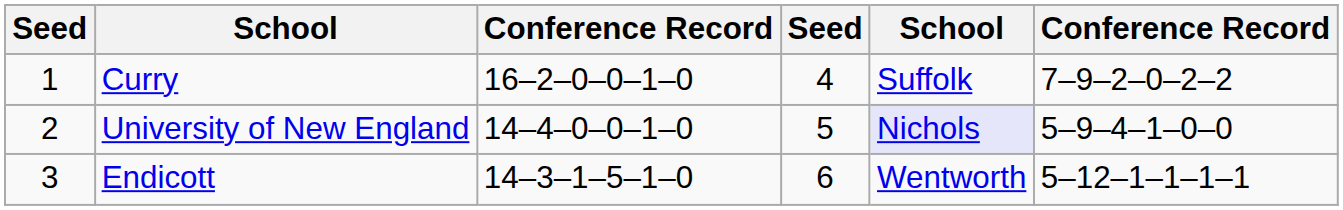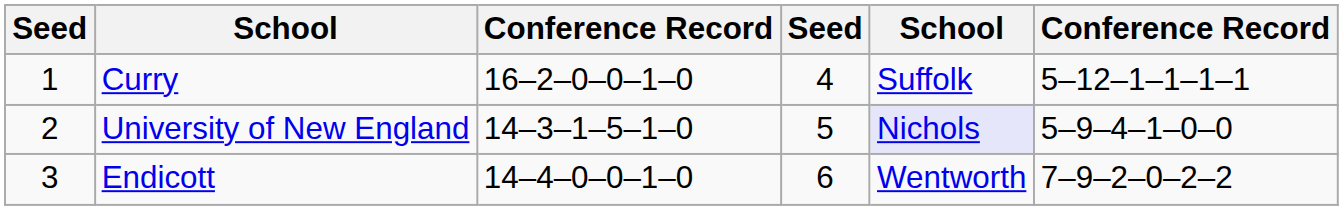(1137, 79) 7–9–2–0–2–2 -> (1145, 79) 5–12–1–1–1–1
(589, 128) 14–4–0–0–1–0 -> (589, 128) 14–3–1–5–1–0
(589, 178) 14–3–1–5–1–0 -> (589, 178) 14–4–0–0–1–0
(1145, 178) 5–12–1–1–1–1 -> (1137, 178) 7–9–2–0–2–2
